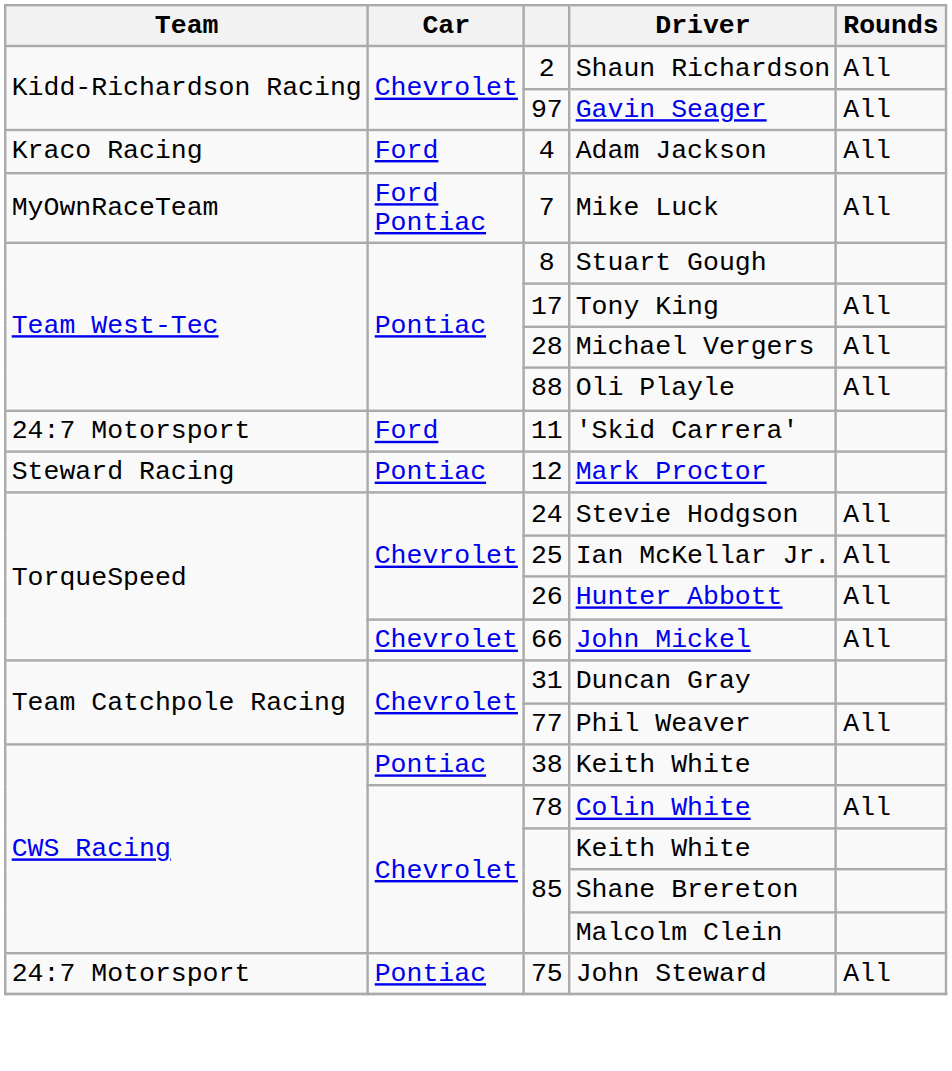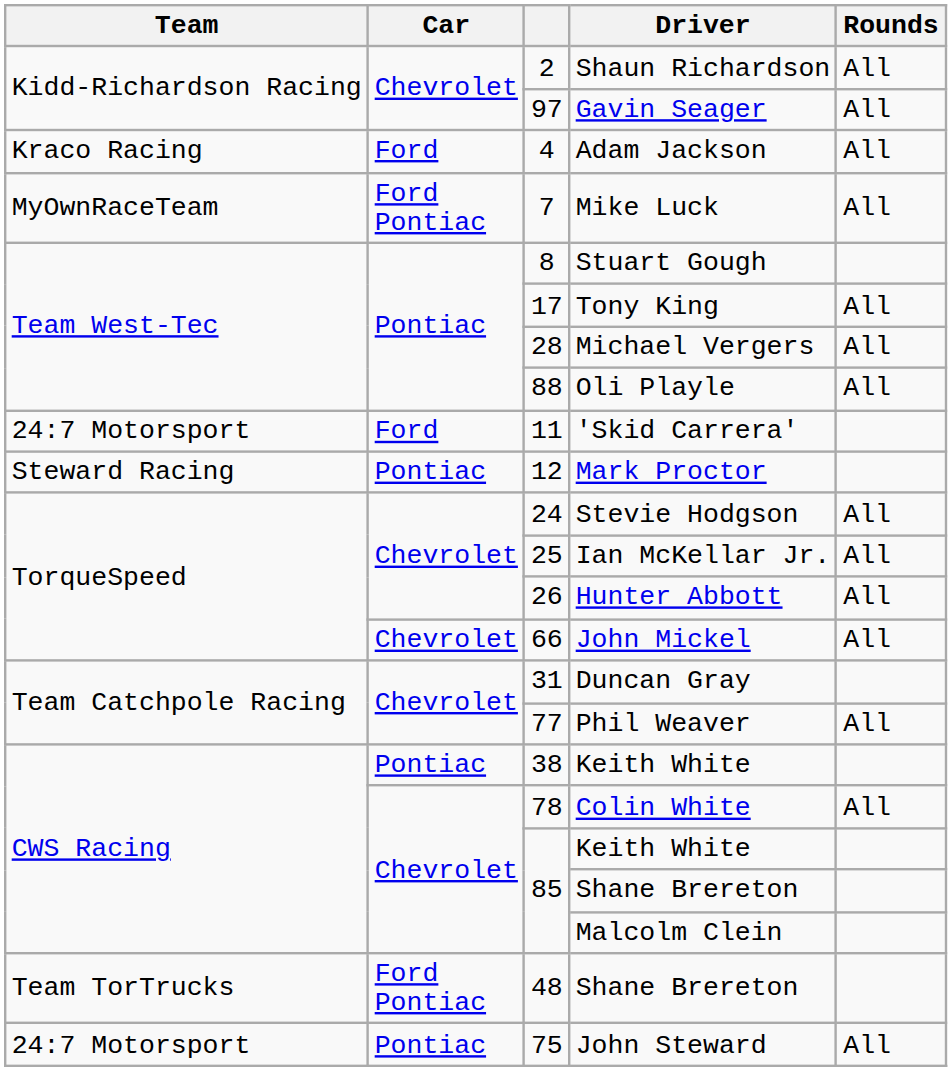+ row: (547, 988)
